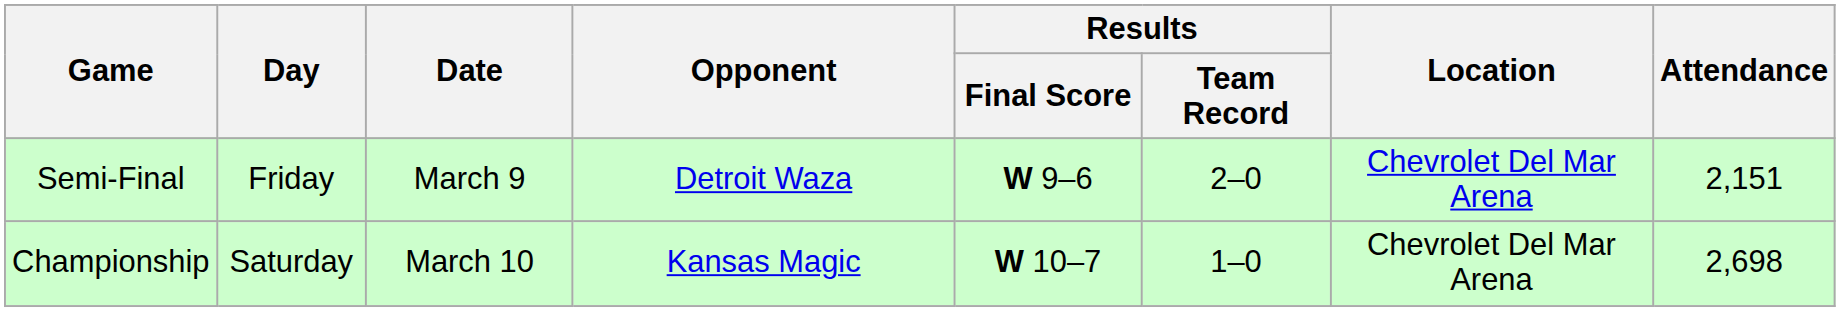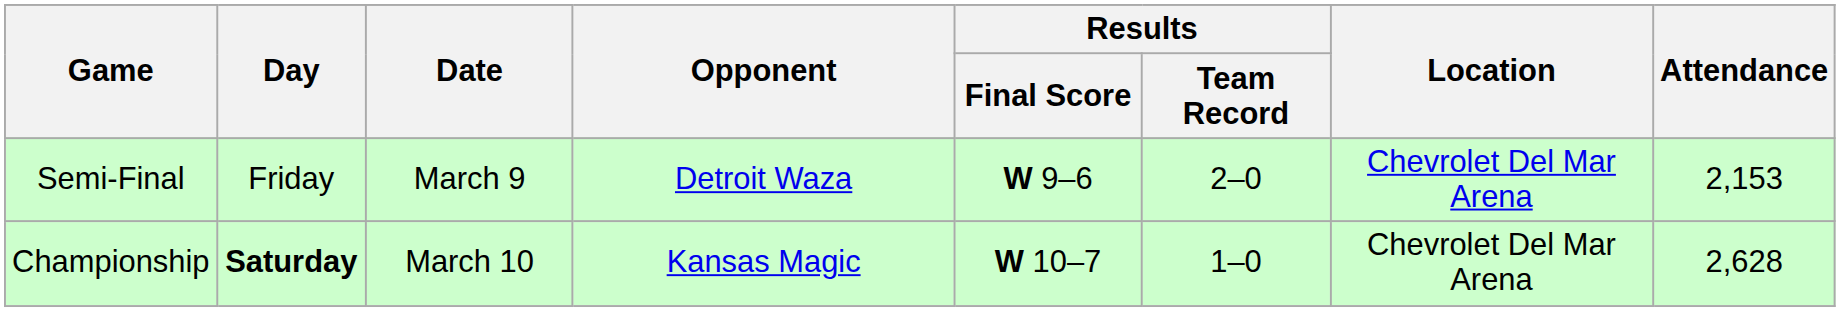(1744, 179) 2,151 -> (1744, 179) 2,153
(291, 262) normal -> (291, 262) bold
(1744, 262) 2,698 -> (1744, 262) 2,628
